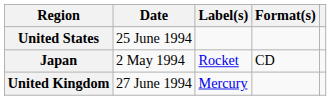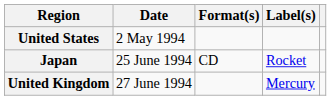columns swapped: (285, 15) <-> (223, 15)
(154, 38) 25 June 1994 -> (150, 38) 2 May 1994
(150, 60) 2 May 1994 -> (154, 60) 25 June 1994
